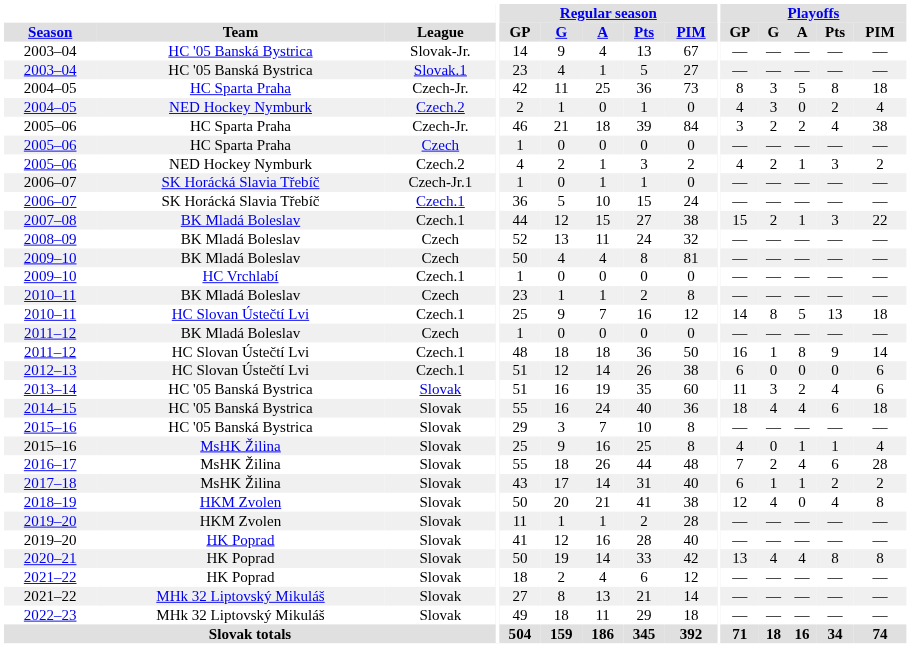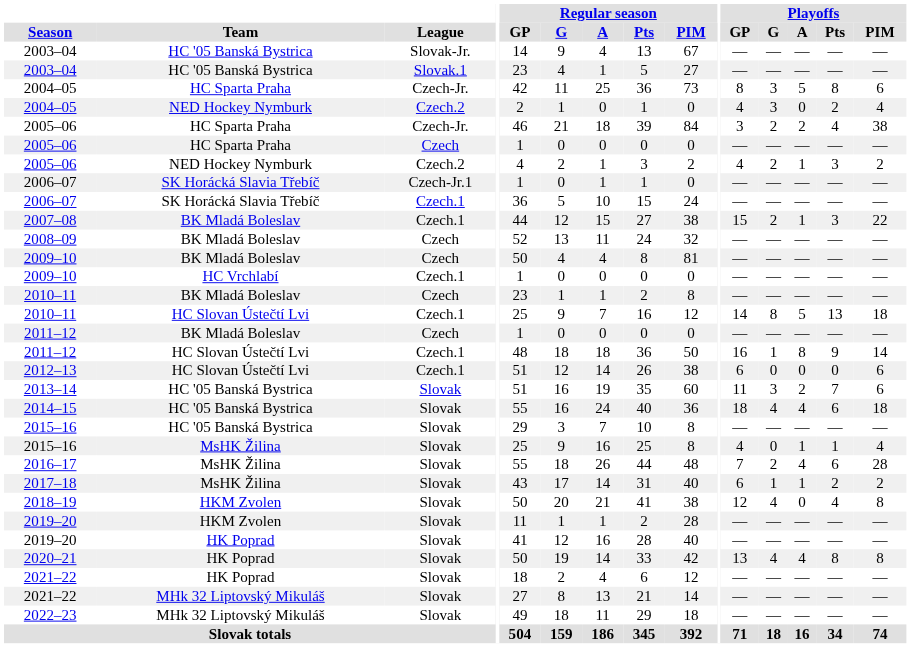(880, 88) 18 -> (880, 88) 6
(835, 389) 4 -> (835, 389) 7
